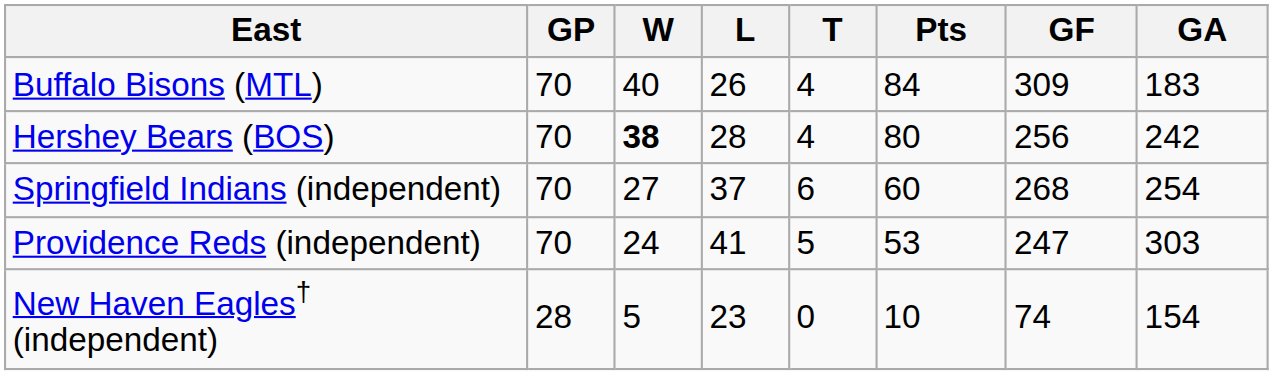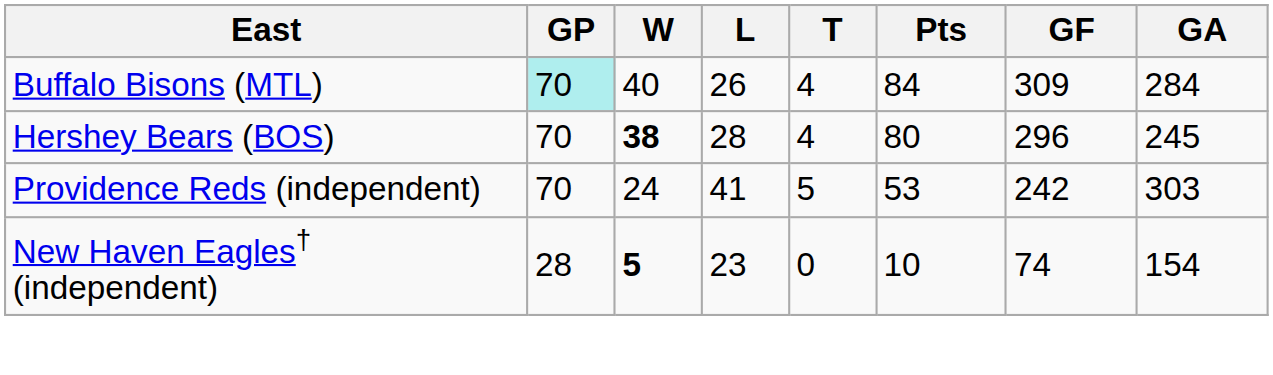(554, 83) no background -> (554, 83) paleturquoise background
(1172, 83) 183 -> (1172, 83) 284
(1042, 136) 256 -> (1042, 136) 296
(1172, 136) 242 -> (1172, 136) 245
- row: (257, 189)
(1042, 242) 247 -> (1042, 189) 242
(632, 317) normal -> (632, 265) bold
